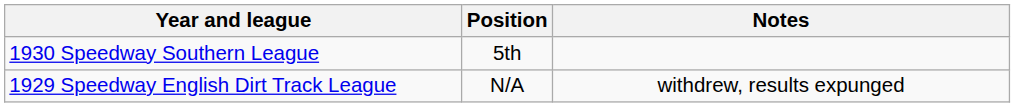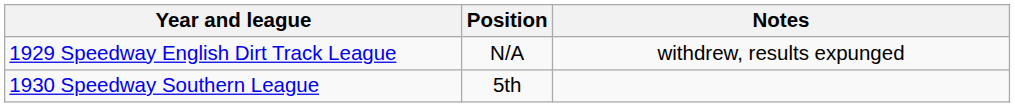rows swapped: (203, 85) <-> (164, 53)
